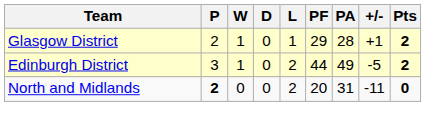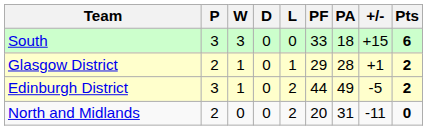+ row: (28, 40)
(214, 88) bold -> (214, 112) normal
